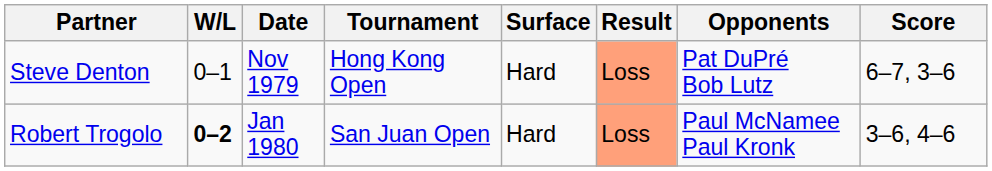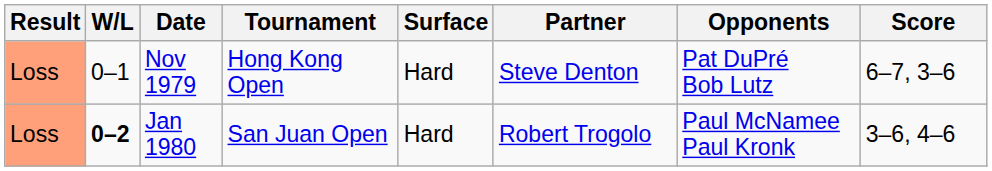columns swapped: (636, 22) <-> (96, 22)
